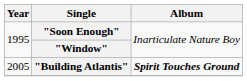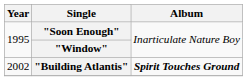(18, 66) 2005 -> (18, 66) 2002
